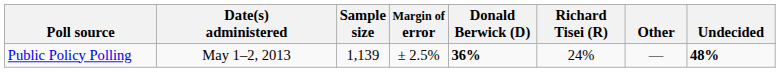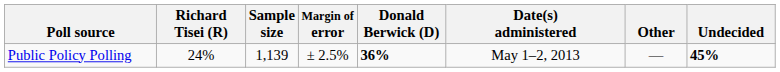columns swapped: (247, 24) <-> (581, 24)
(705, 55) 48% -> (705, 55) 45%
